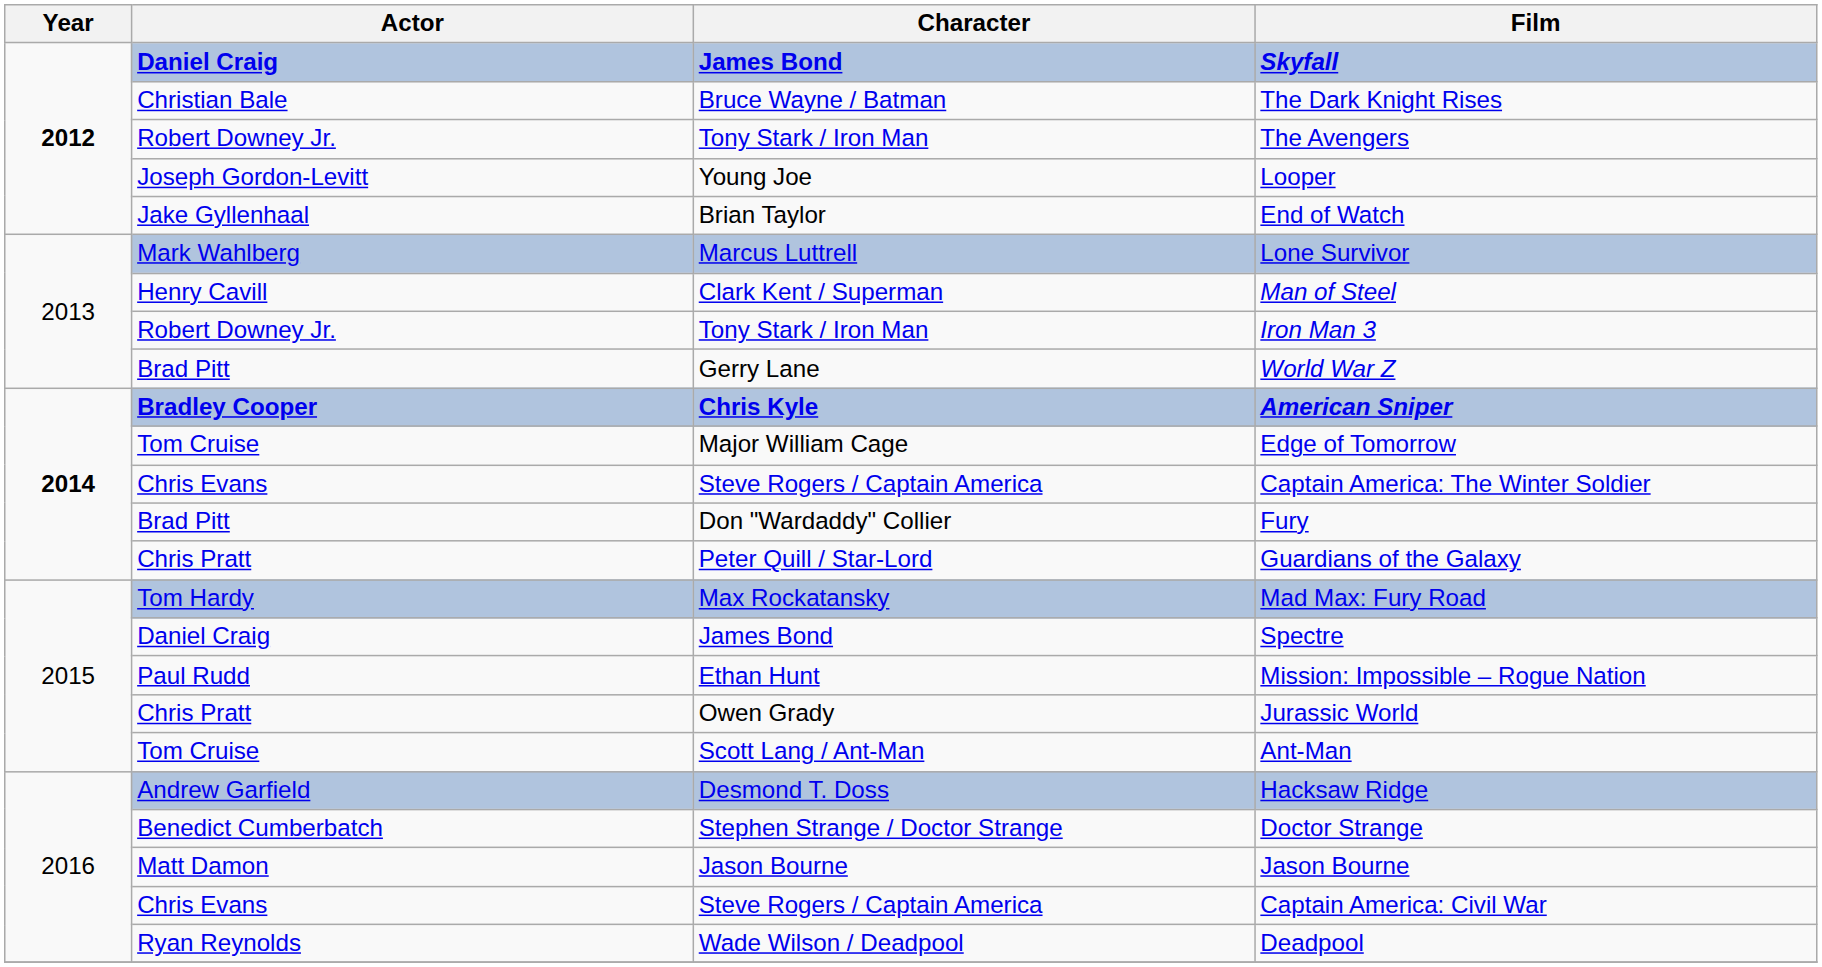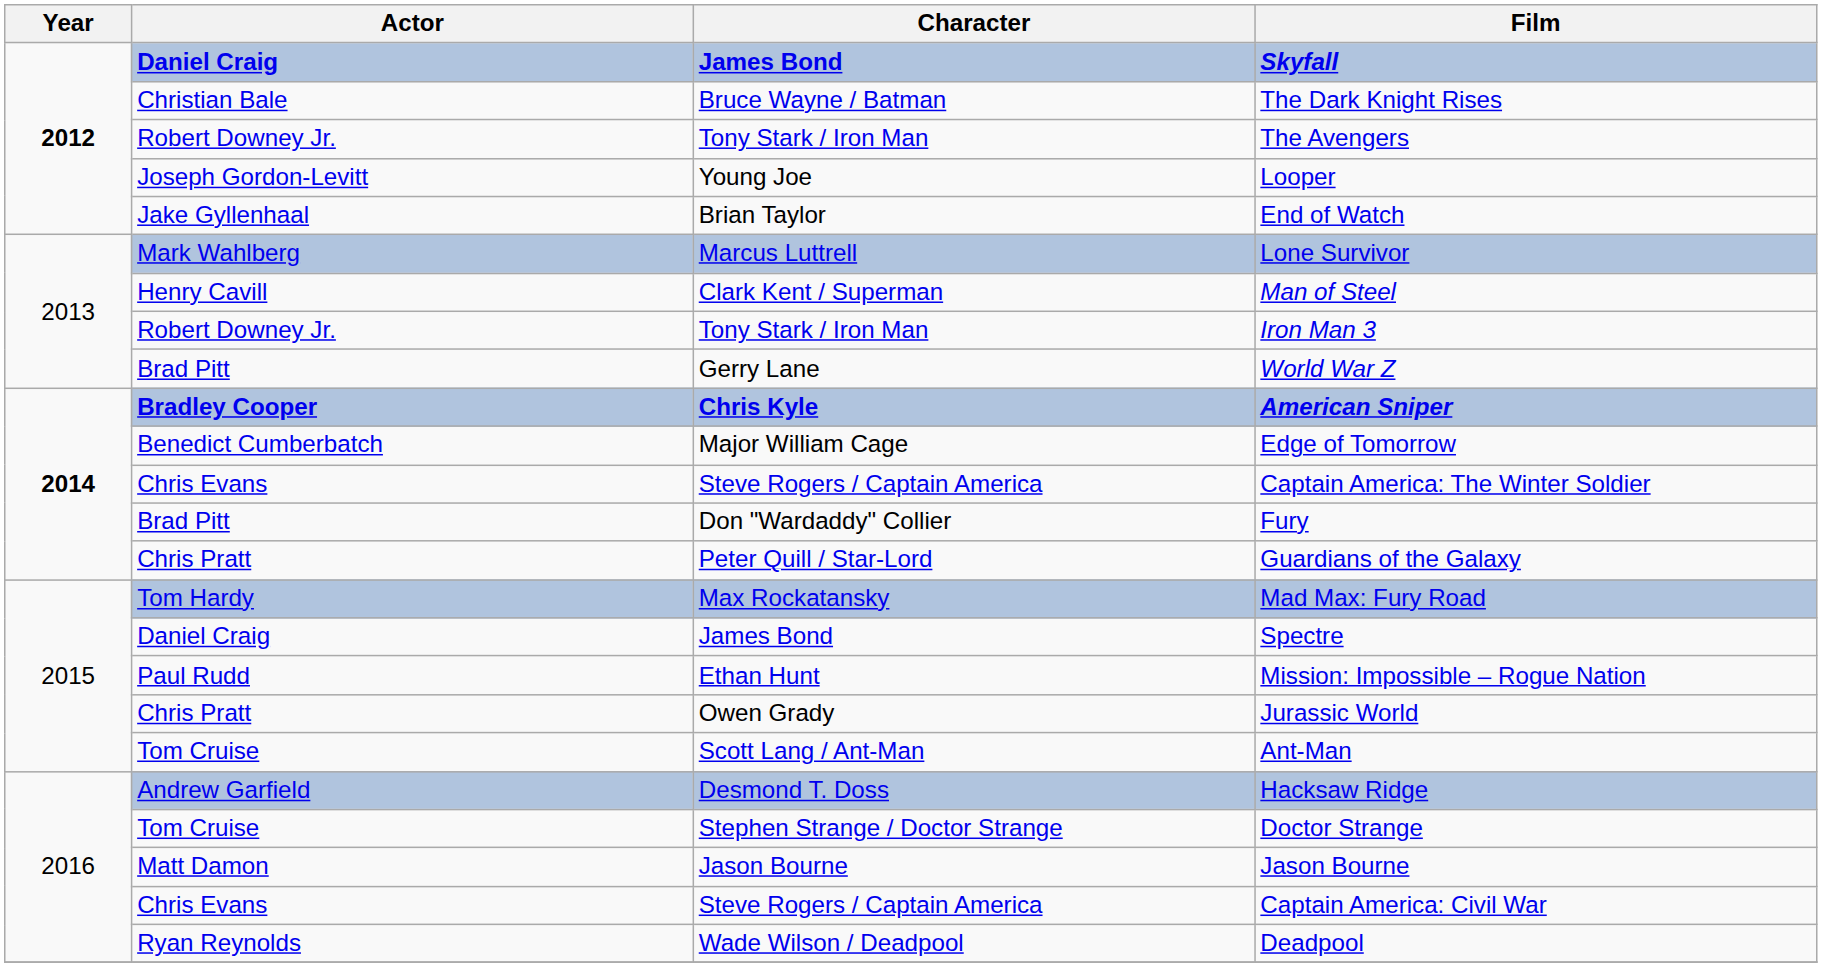(198, 445) Tom Cruise -> (260, 445) Benedict Cumberbatch
(260, 828) Benedict Cumberbatch -> (198, 828) Tom Cruise
